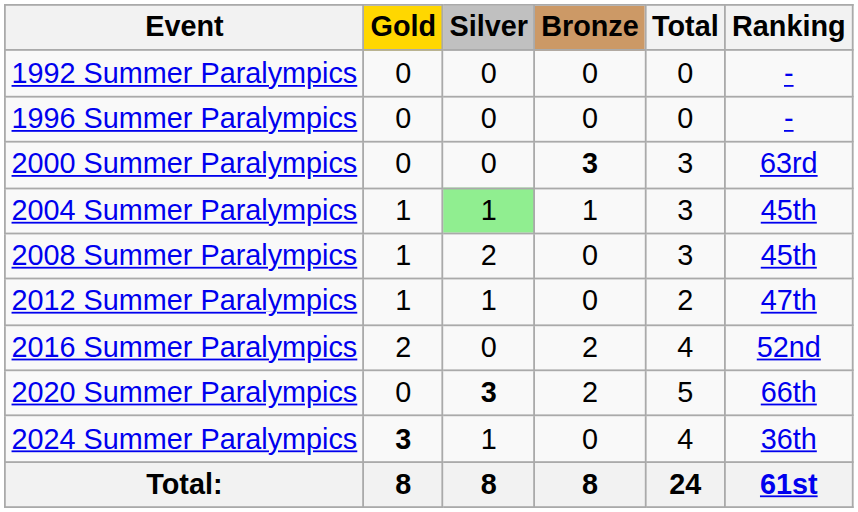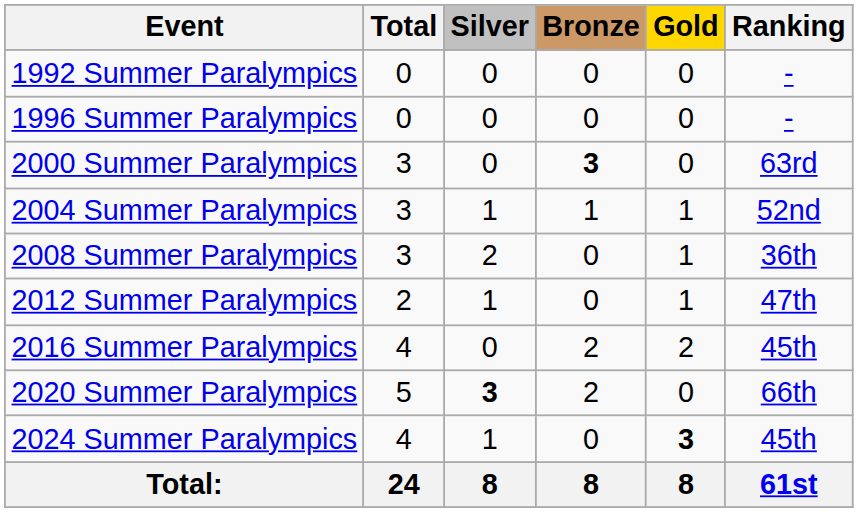columns swapped: (403, 27) <-> (685, 27)
(489, 210) lightgreen background -> (490, 210) no background
(789, 210) 45th -> (789, 210) 52nd
(789, 255) 45th -> (789, 255) 36th
(789, 347) 52nd -> (789, 347) 45th
(789, 438) 36th -> (789, 438) 45th
